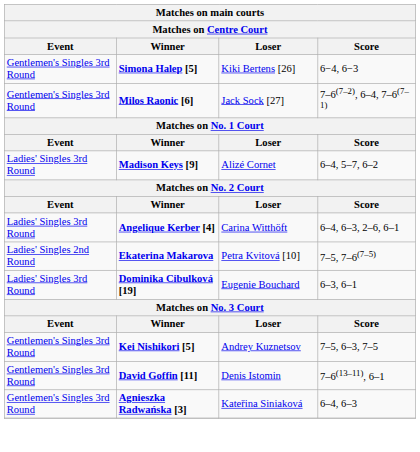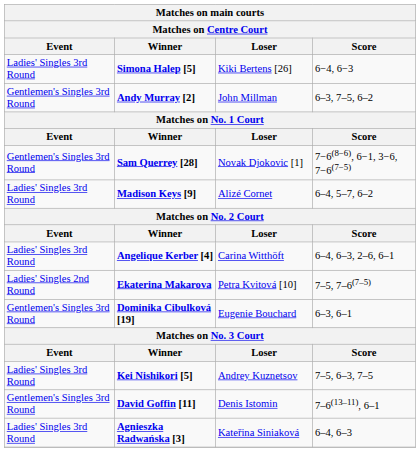(58, 69) Gentlemen's Singles 3rd Round -> (47, 69) Ladies' Singles 3rd Round
+ row: (156, 97)
- row: (156, 100)
+ row: (157, 162)
(47, 284) Ladies' Singles 3rd Round -> (58, 313) Gentlemen's Singles 3rd Round
(58, 347) Gentlemen's Singles 3rd Round -> (47, 375) Ladies' Singles 3rd Round
(58, 404) Gentlemen's Singles 3rd Round -> (47, 432) Ladies' Singles 3rd Round
